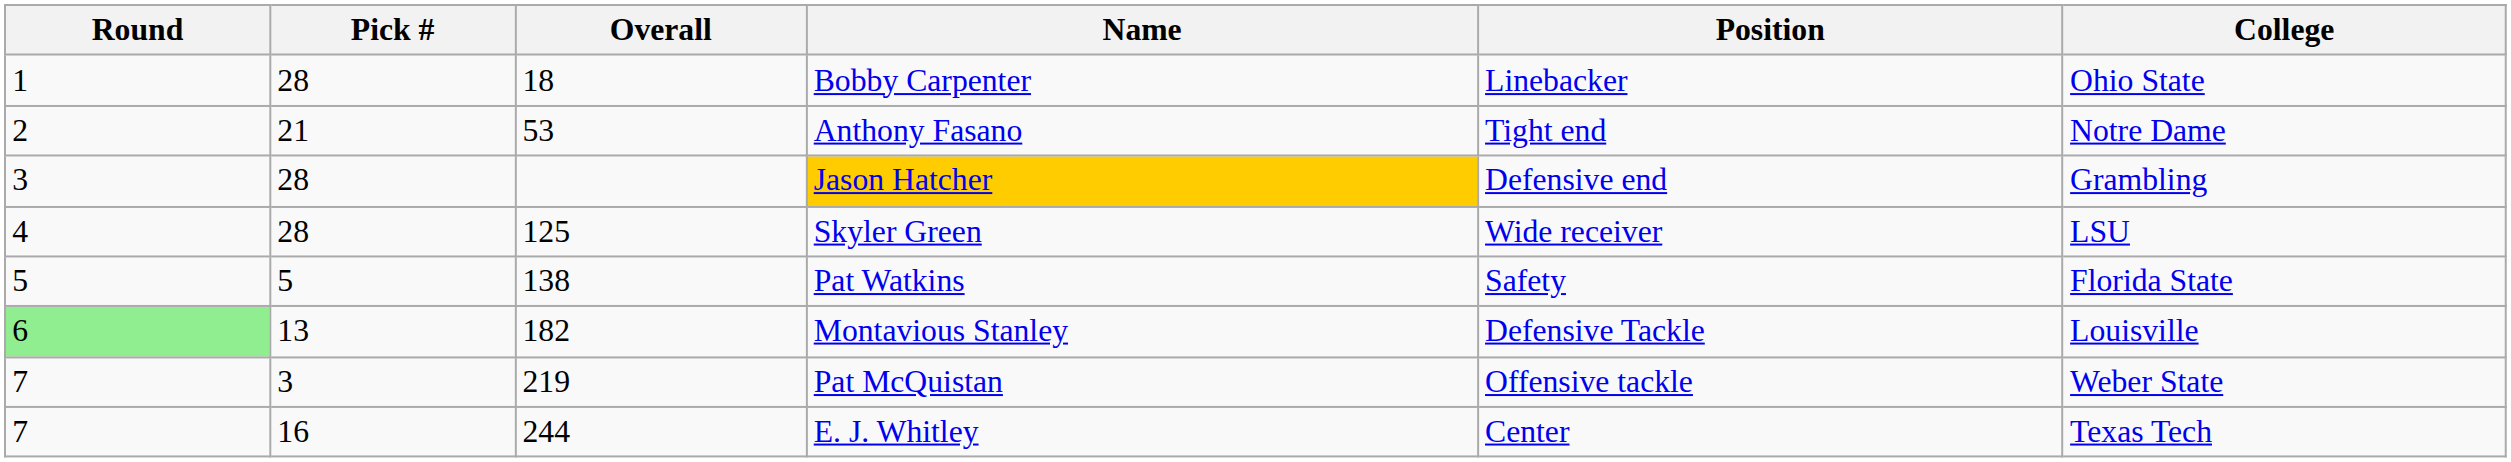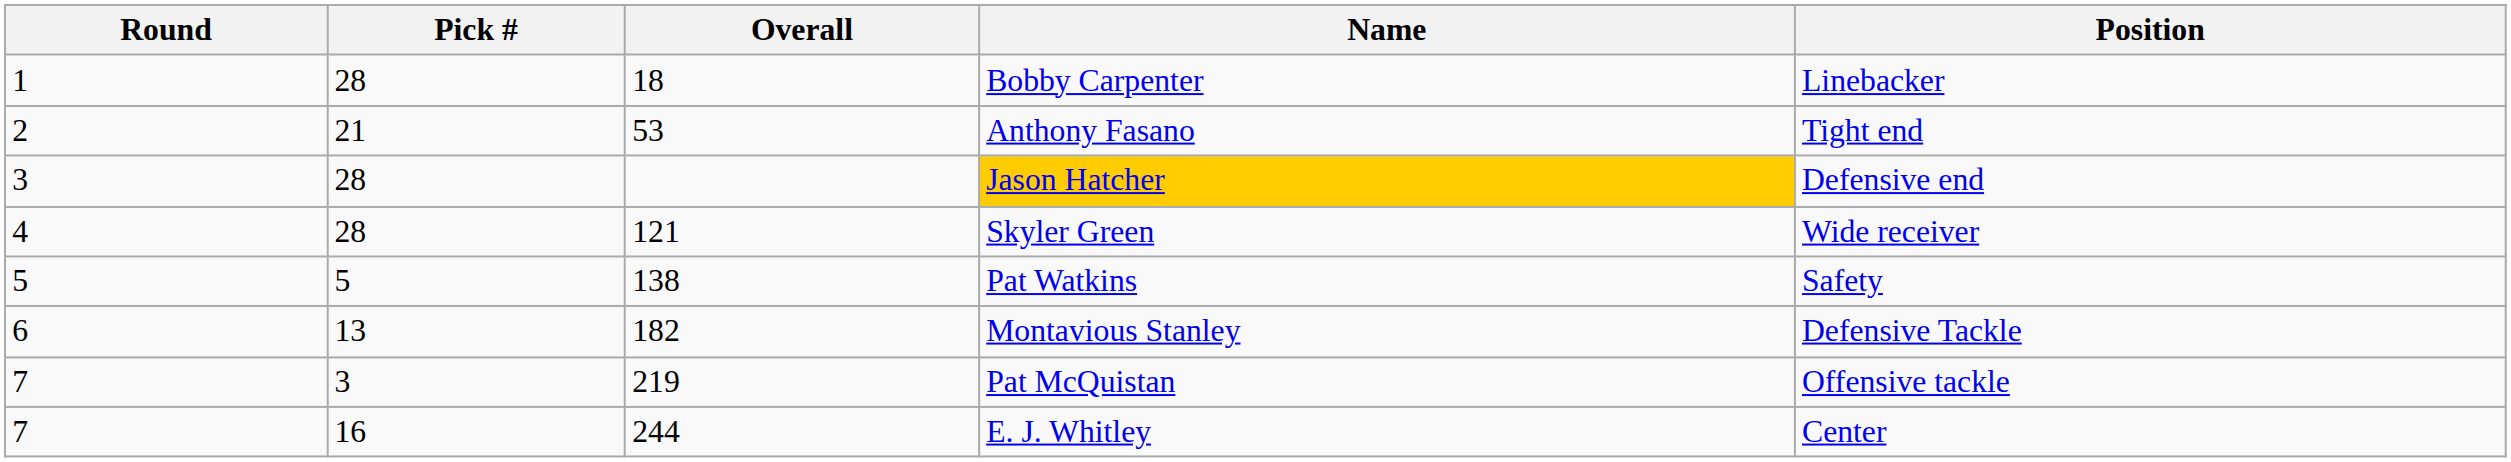- column: (2284, 29)
(546, 230) 125 -> (656, 230) 121
(20, 331) lightgreen background -> (20, 331) no background
